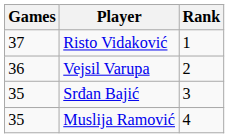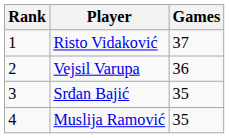columns swapped: (201, 17) <-> (32, 17)
